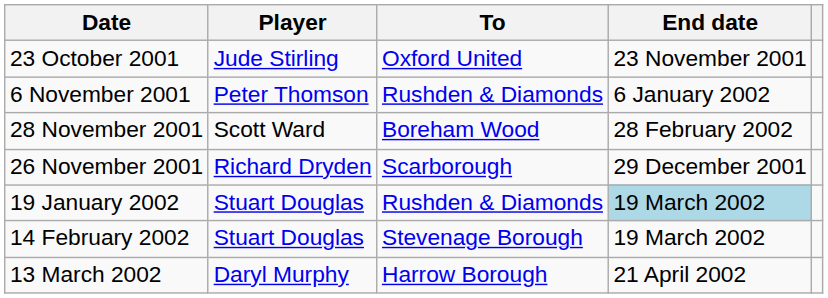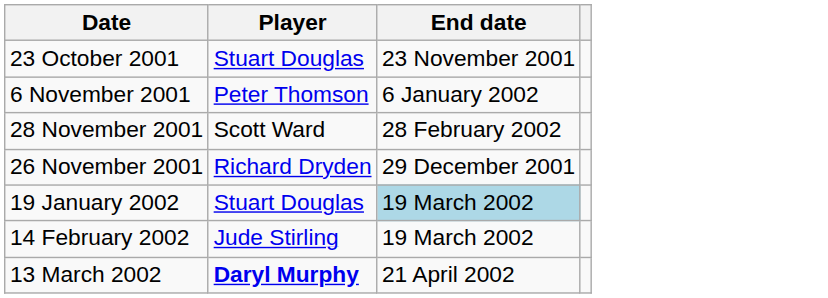- column: (492, 22)
(276, 58) Jude Stirling -> (289, 58) Stuart Douglas
(289, 238) Stuart Douglas -> (276, 238) Jude Stirling
(281, 274) normal -> (286, 274) bold
